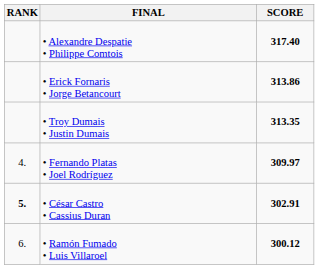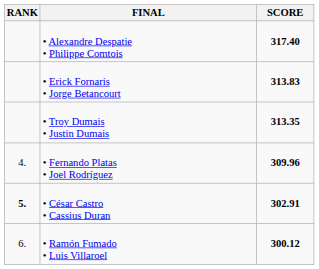(285, 82) 313.86 -> (285, 82) 313.83
(285, 163) 309.97 -> (285, 163) 309.96
